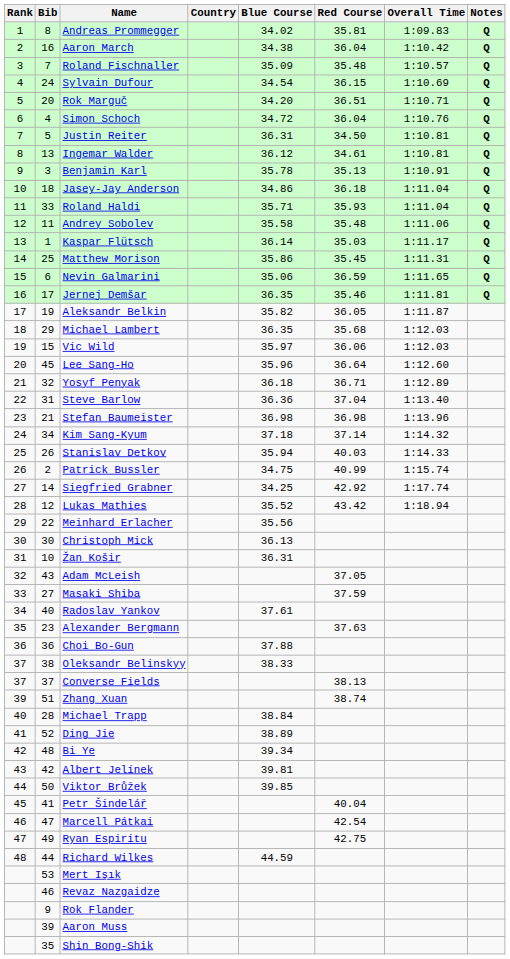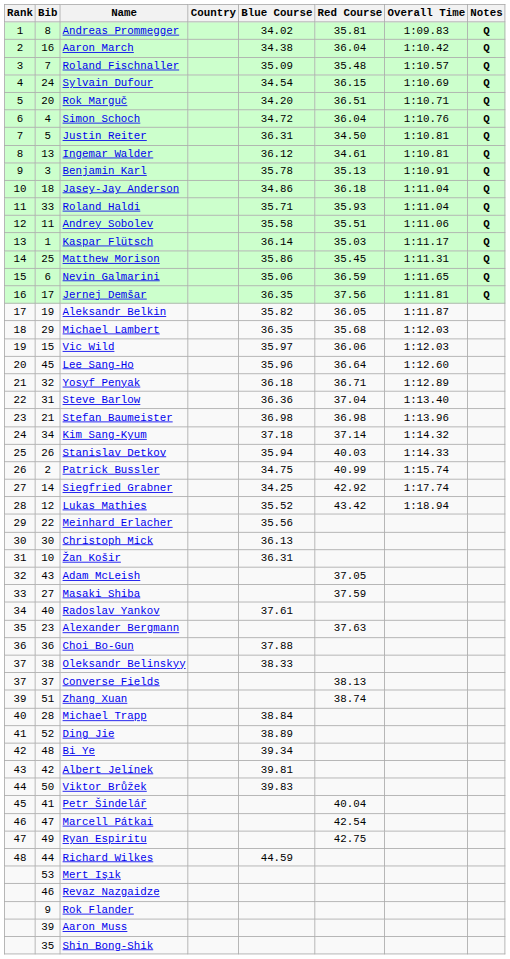(350, 224) 35.48 -> (350, 224) 35.51
(350, 295) 35.46 -> (350, 295) 37.56
(277, 787) 39.85 -> (277, 787) 39.83
